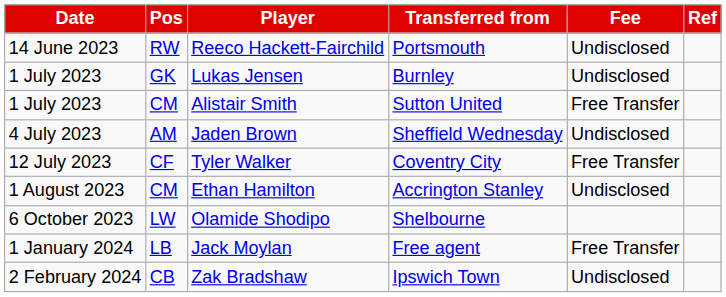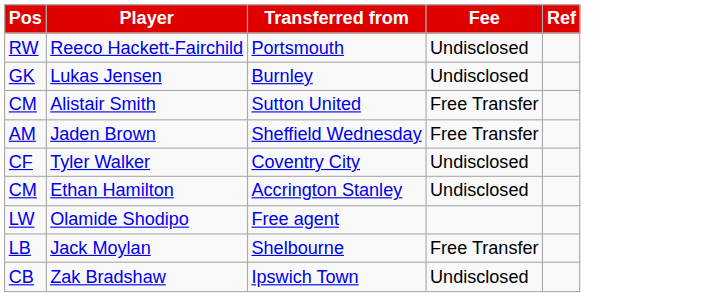- column: (75, 18)
(620, 133) Undisclosed -> (484, 133) Free Transfer
(625, 162) Free Transfer -> (479, 162) Undisclosed
(439, 219) Shelbourne -> (295, 219) Free agent
(436, 248) Free agent -> (298, 248) Shelbourne
